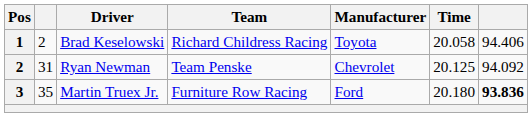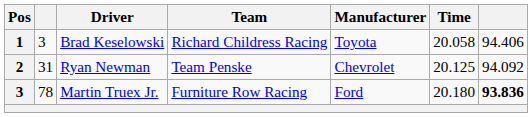(42, 42) 2 -> (42, 42) 3
(45, 92) 35 -> (45, 92) 78
